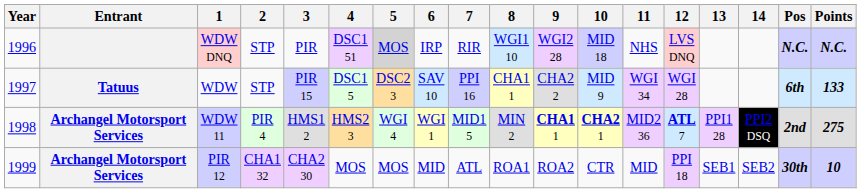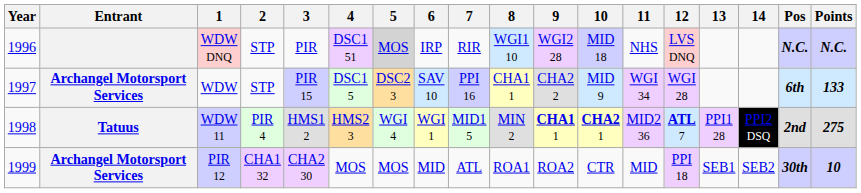(118, 88) Tatuus -> (118, 88) Archangel Motorsport Services
(118, 128) Archangel Motorsport Services -> (118, 128) Tatuus
